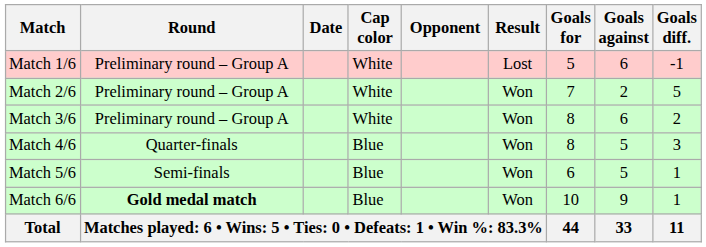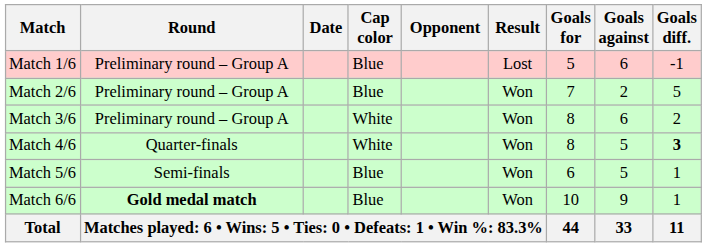(373, 64) White -> (368, 64) Blue
(373, 91) White -> (368, 91) Blue
(368, 145) Blue -> (373, 145) White
(677, 145) normal -> (677, 145) bold
